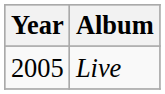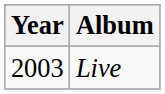(37, 67) 2005 -> (37, 67) 2003
